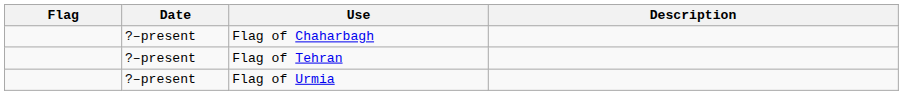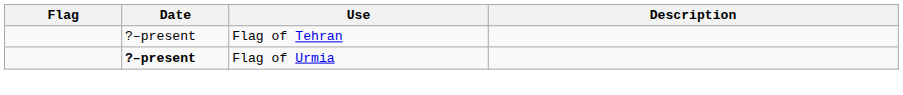- row: (303, 37)
(160, 79) normal -> (160, 58) bold
